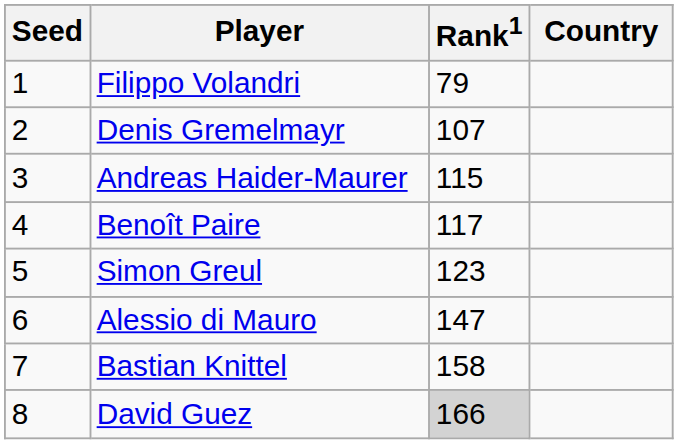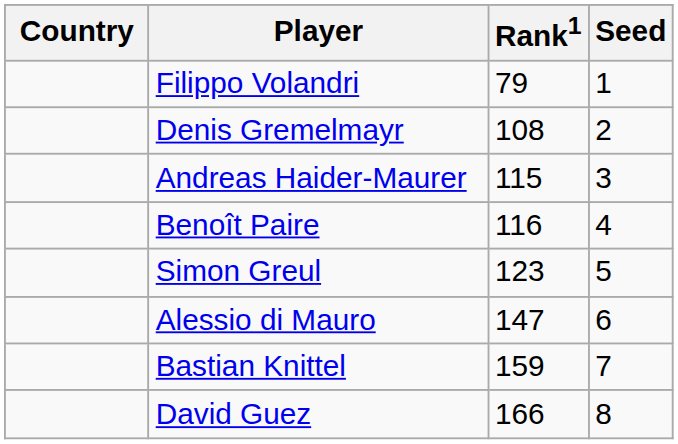columns swapped: (601, 32) <-> (47, 32)
(461, 130) 107 -> (520, 130) 108
(460, 224) 117 -> (519, 224) 116
(461, 366) 158 -> (520, 366) 159
(461, 413) lightgrey background -> (520, 413) no background
